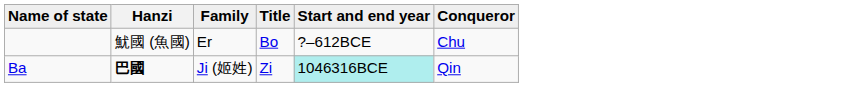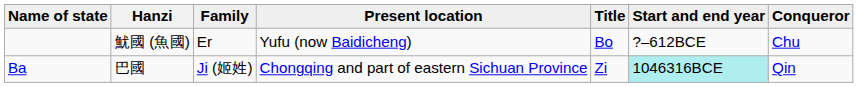+ column: (423, 16)
(130, 68) bold -> (130, 68) normal
